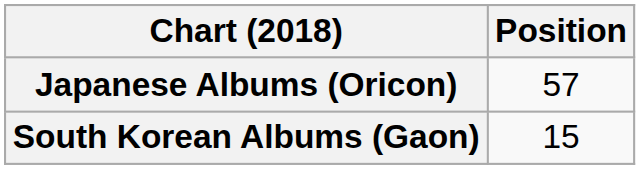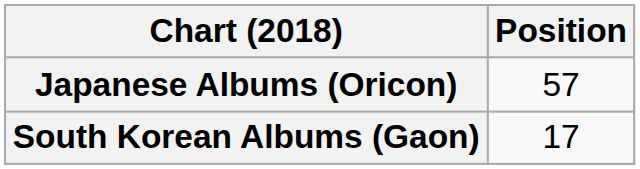(561, 137) 15 -> (561, 137) 17
